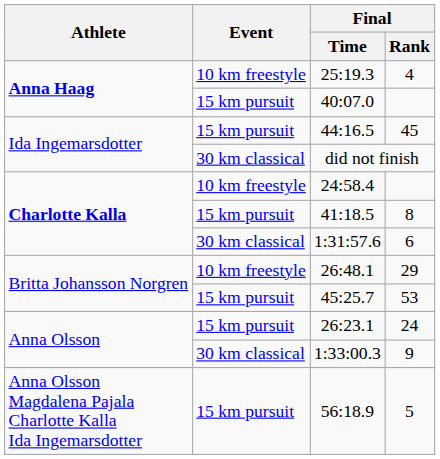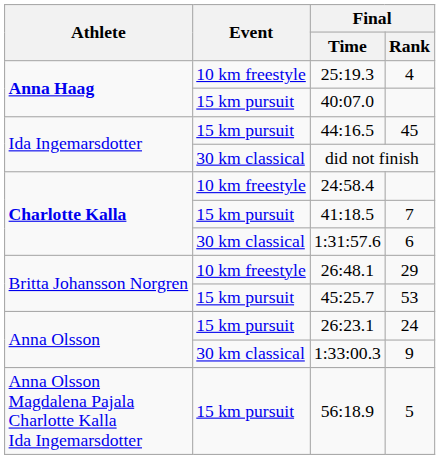(410, 213) 8 -> (410, 213) 7
